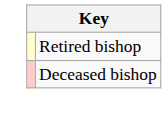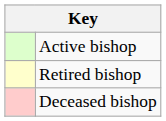+ row: (88, 46)
